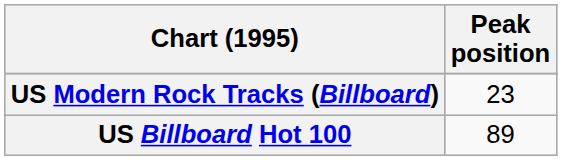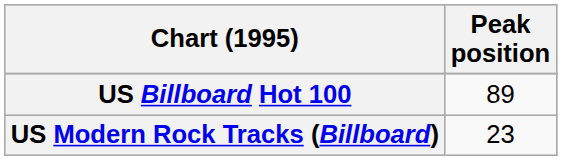rows swapped: (225, 134) <-> (225, 94)
